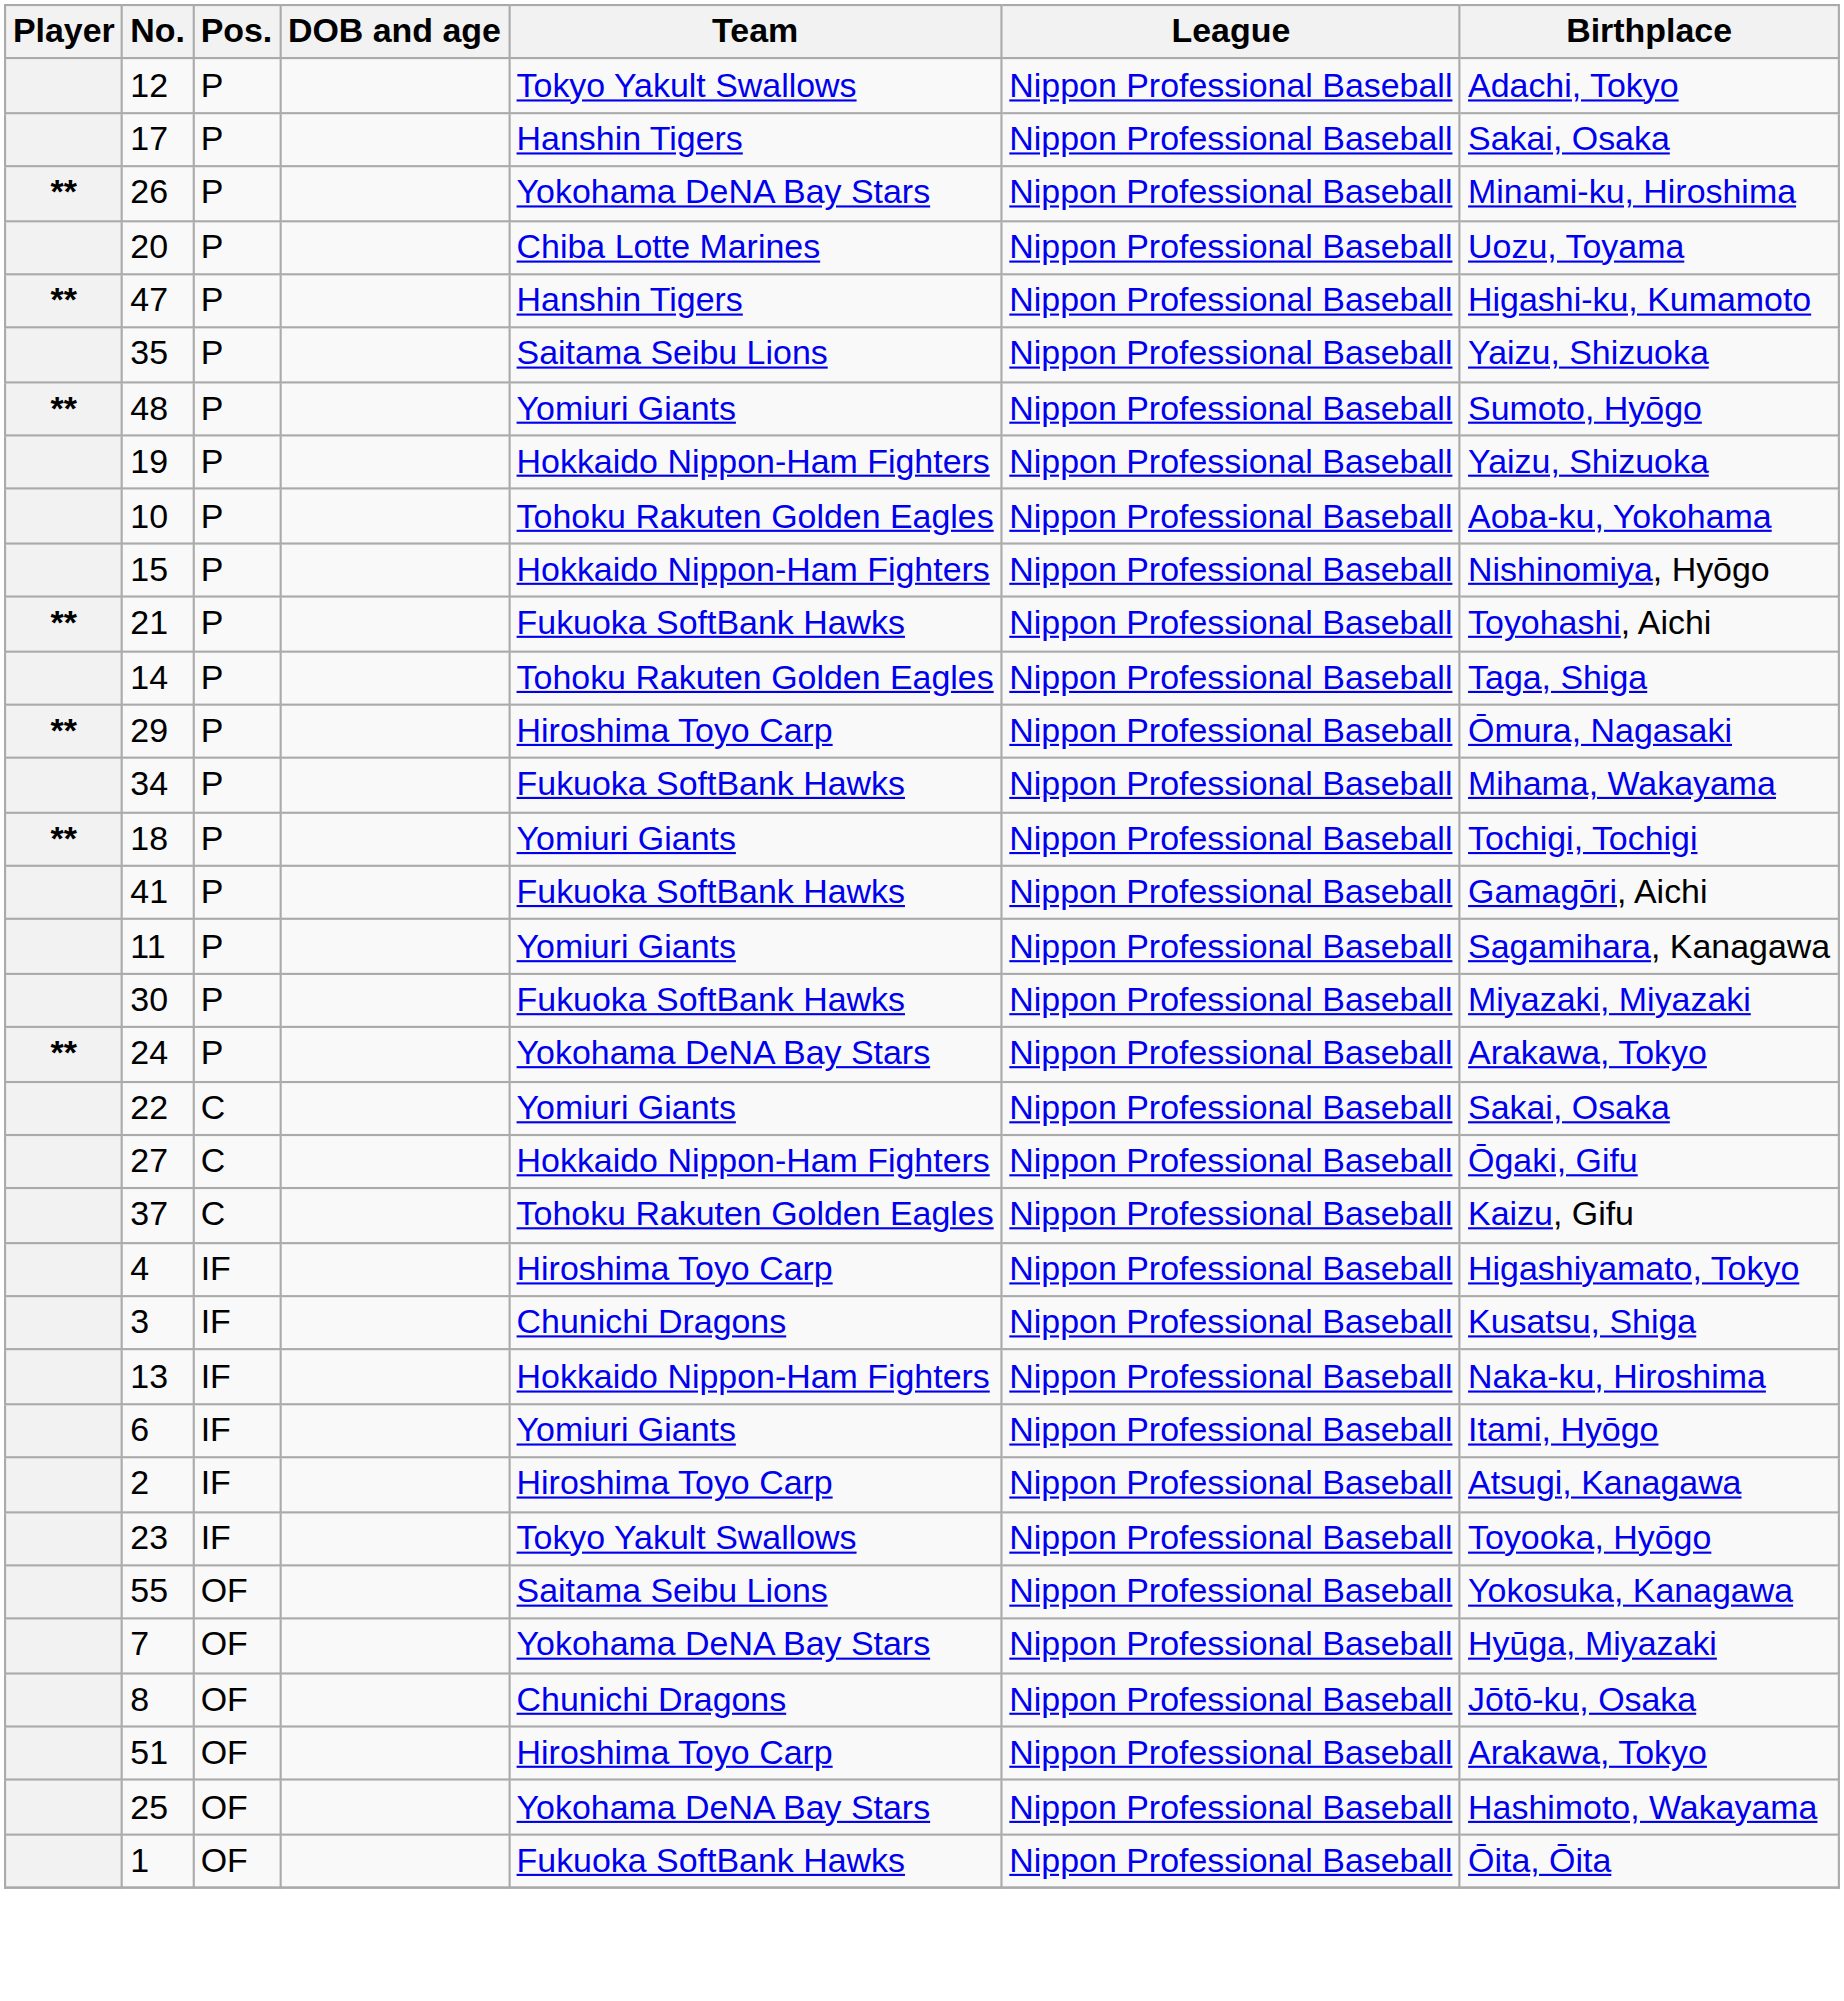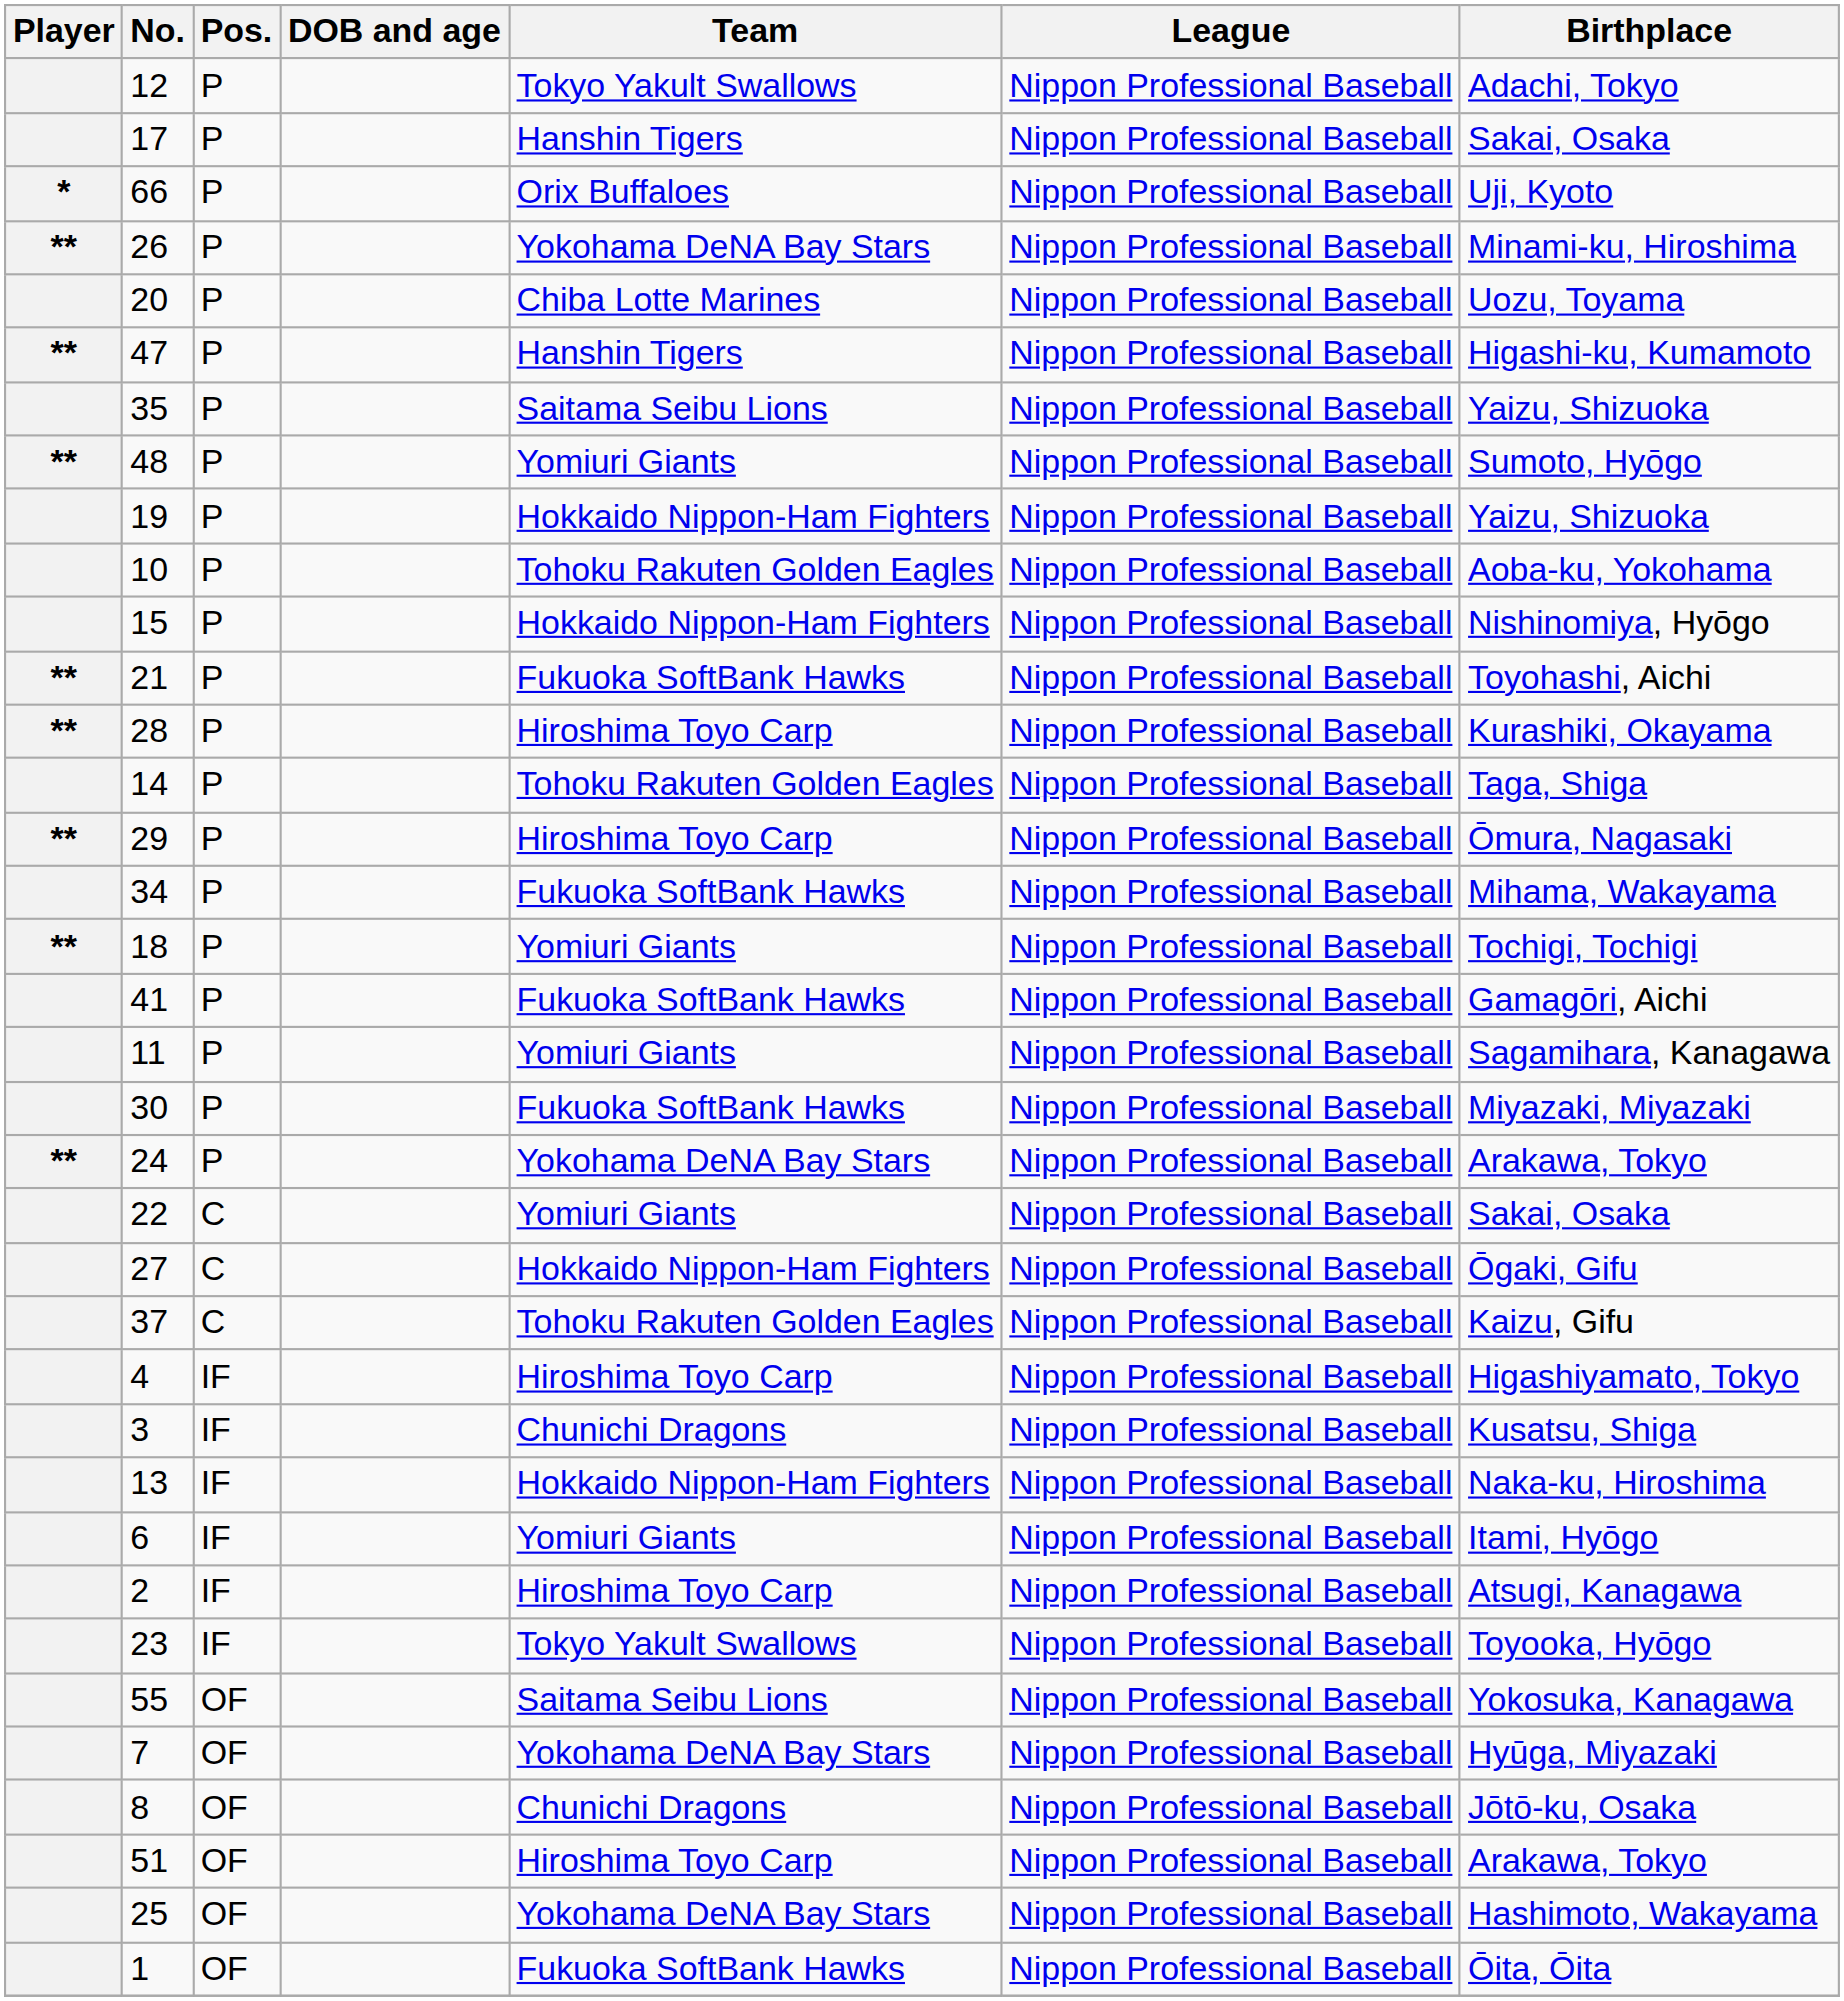+ row: (149, 192)
+ row: (149, 730)
